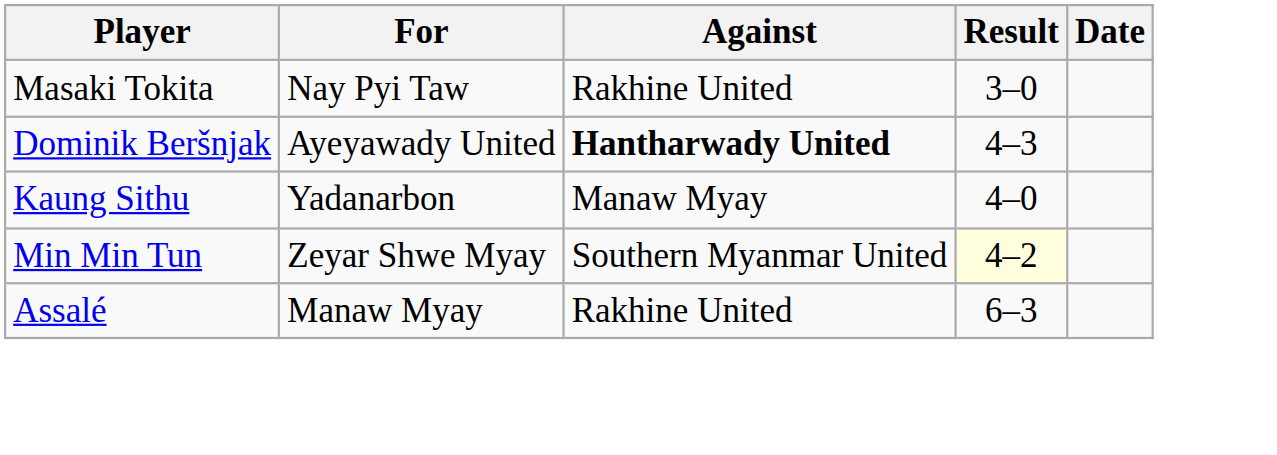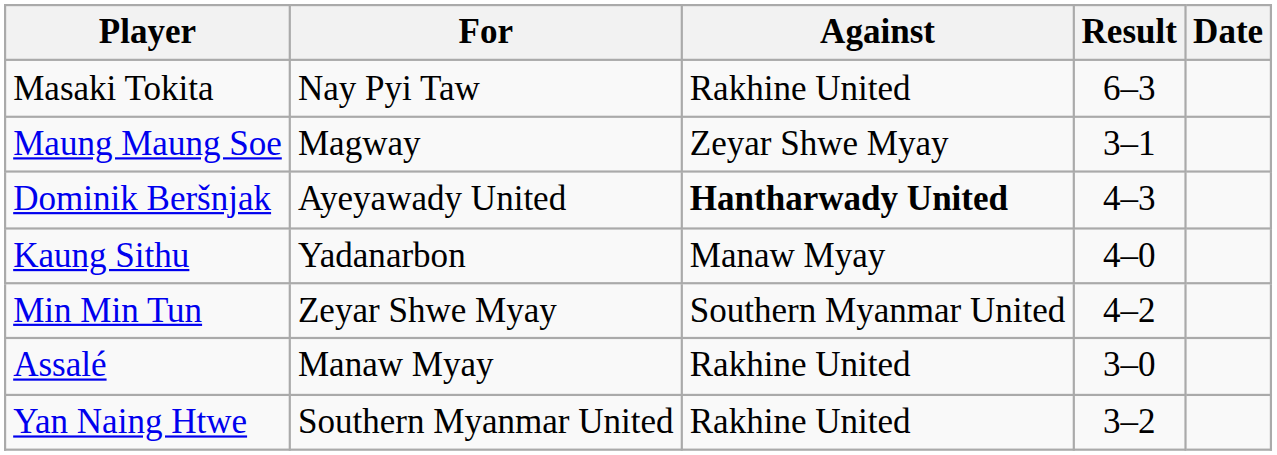(1011, 87) 3–0 -> (1129, 87) 6–3
+ row: (147, 143)
(1011, 254) lightyellow background -> (1129, 310) no background
(1011, 310) 6–3 -> (1129, 365) 3–0
+ row: (130, 421)
